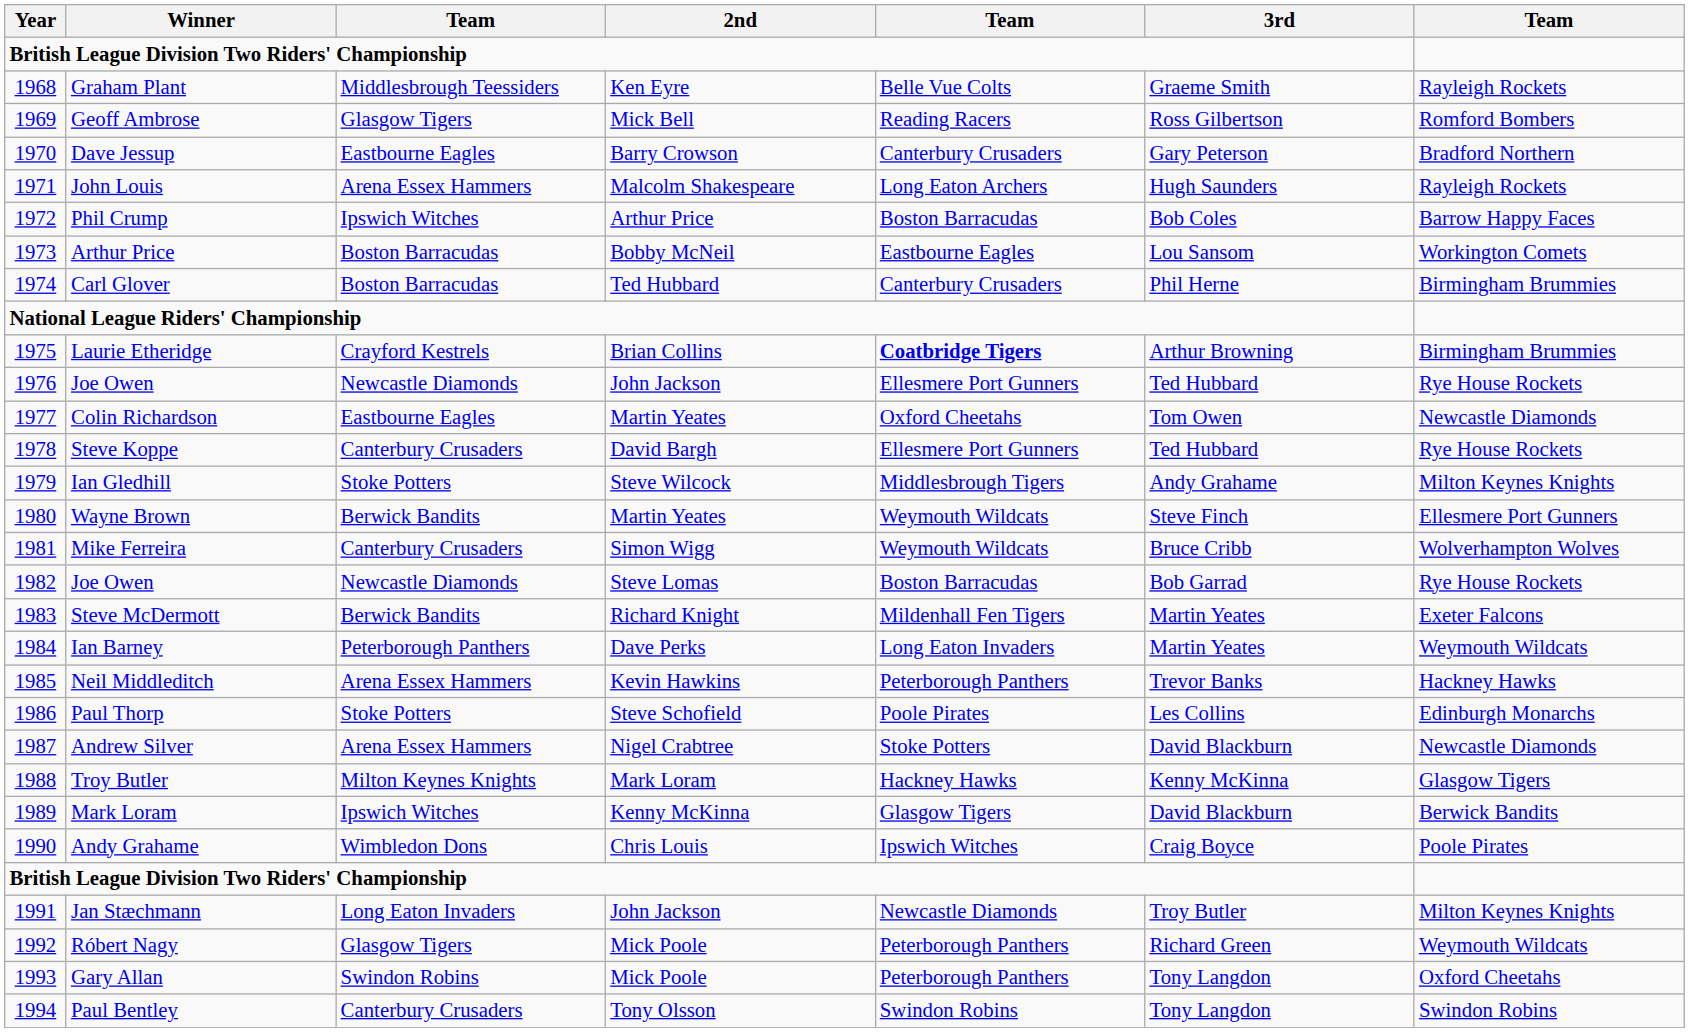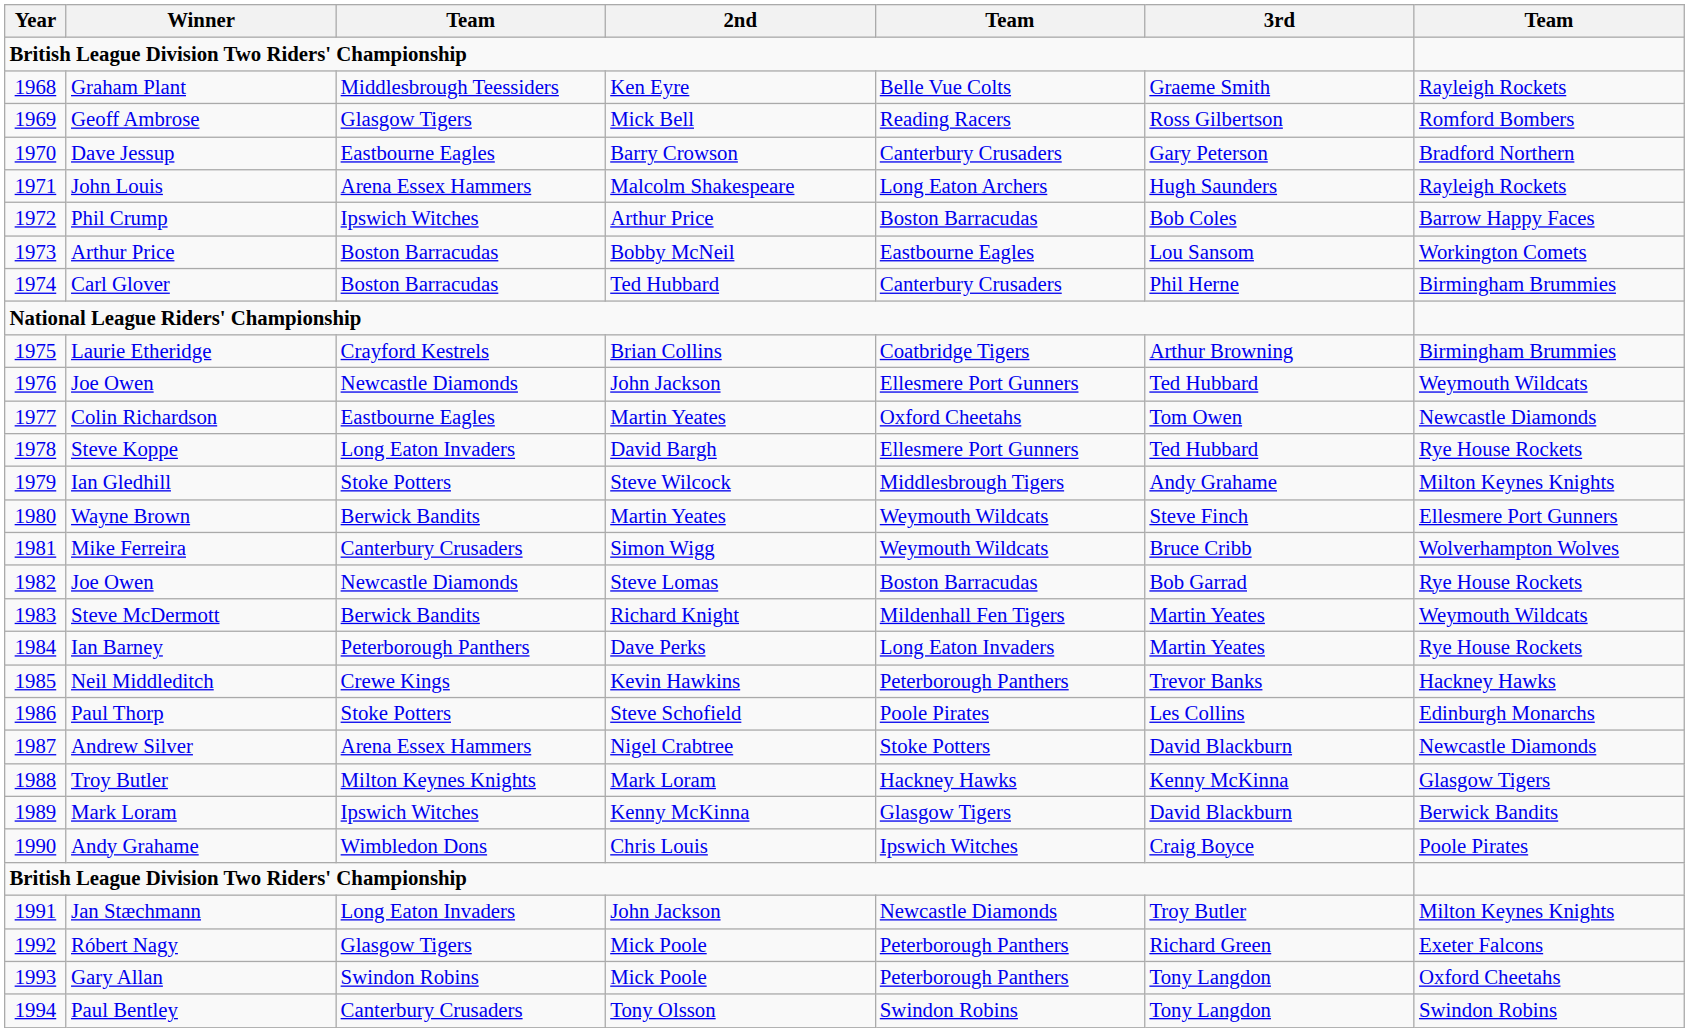(961, 350) bold -> (955, 350) normal
(1501, 383) Rye House Rockets -> (1503, 383) Weymouth Wildcats
(432, 449) Canterbury Crusaders -> (428, 449) Long Eaton Invaders
(1481, 614) Exeter Falcons -> (1503, 614) Weymouth Wildcats
(1503, 647) Weymouth Wildcats -> (1501, 647) Rye House Rockets
(436, 680) Arena Essex Hammers -> (395, 680) Crewe Kings
(1503, 944) Weymouth Wildcats -> (1481, 944) Exeter Falcons
